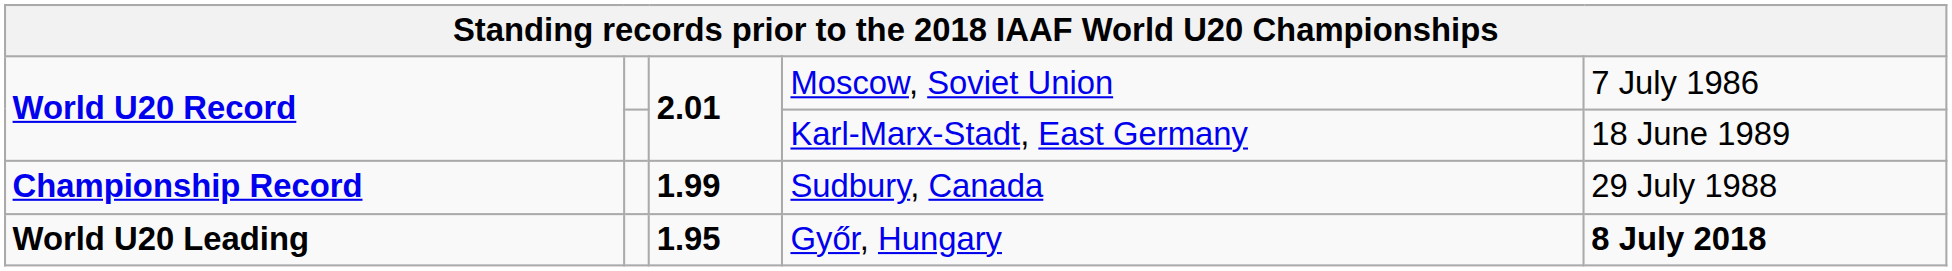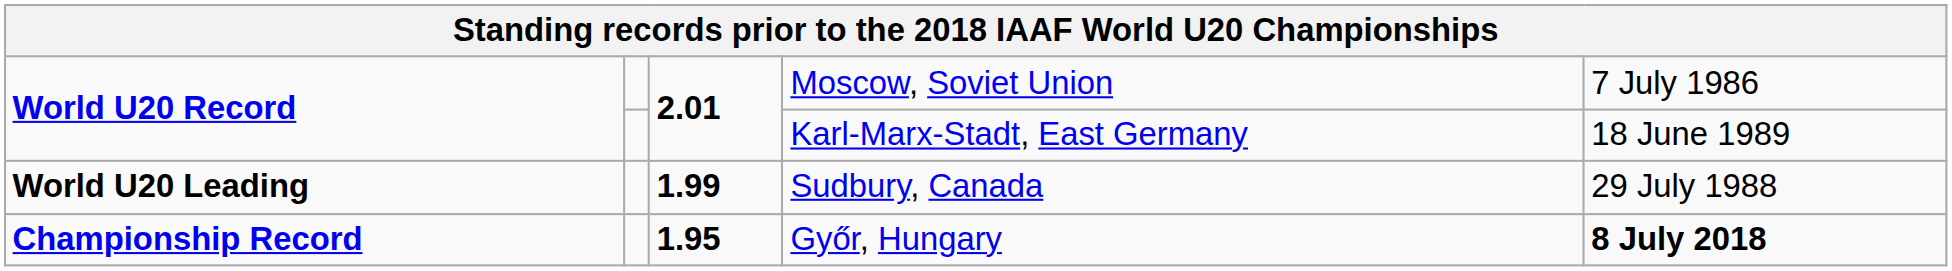(188, 186) Championship Record -> (161, 186) World U20 Leading
(161, 238) World U20 Leading -> (188, 238) Championship Record
